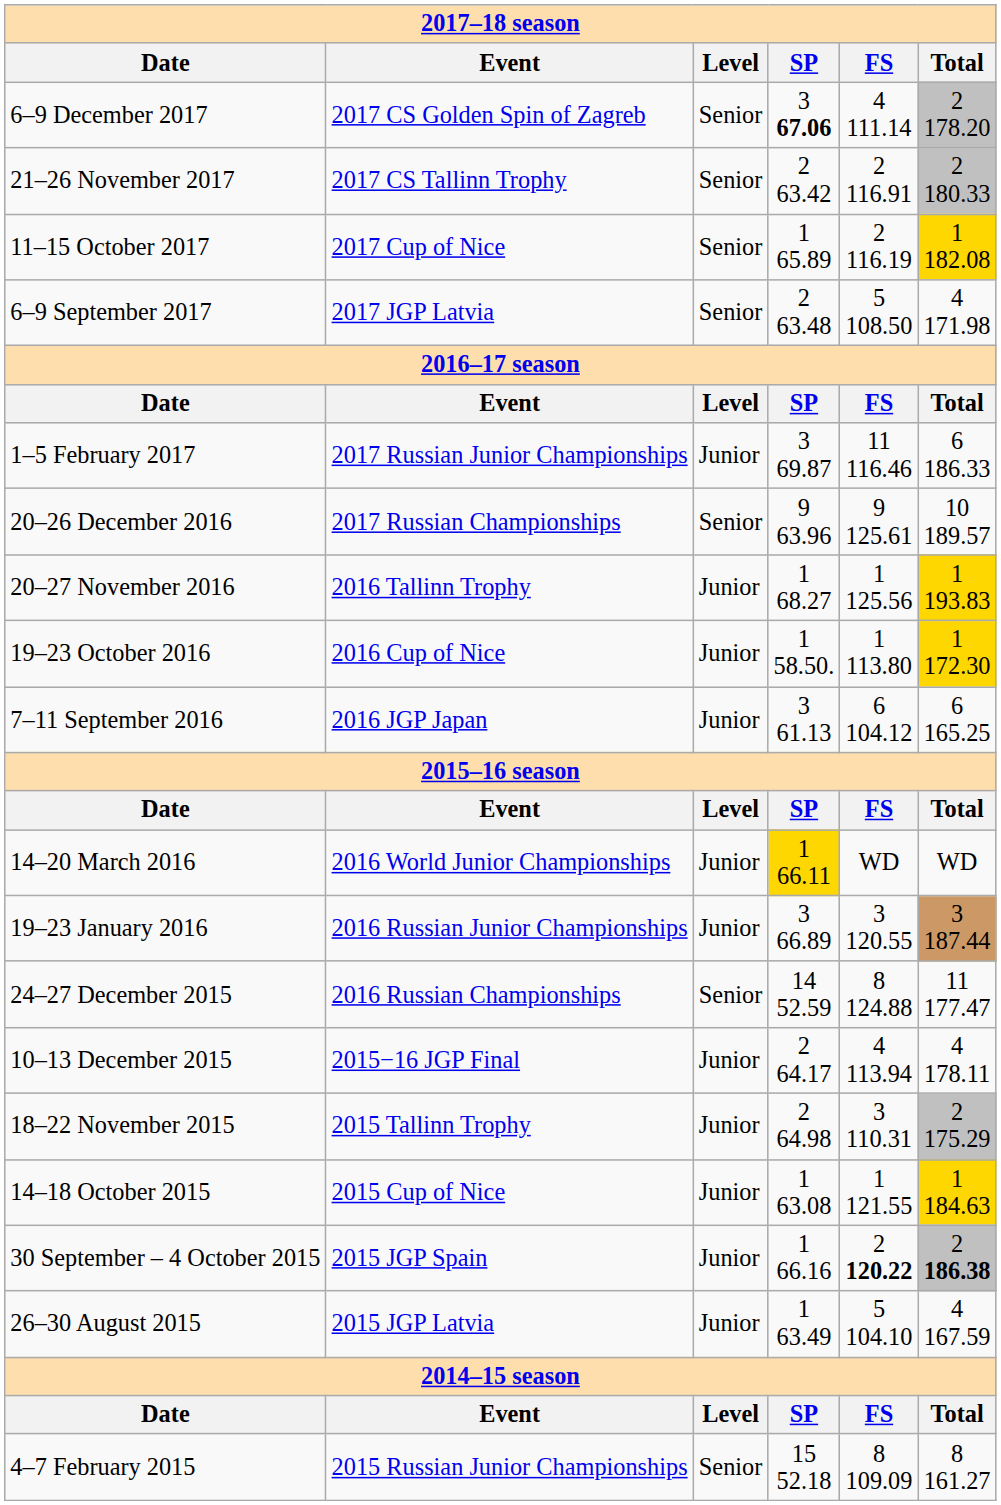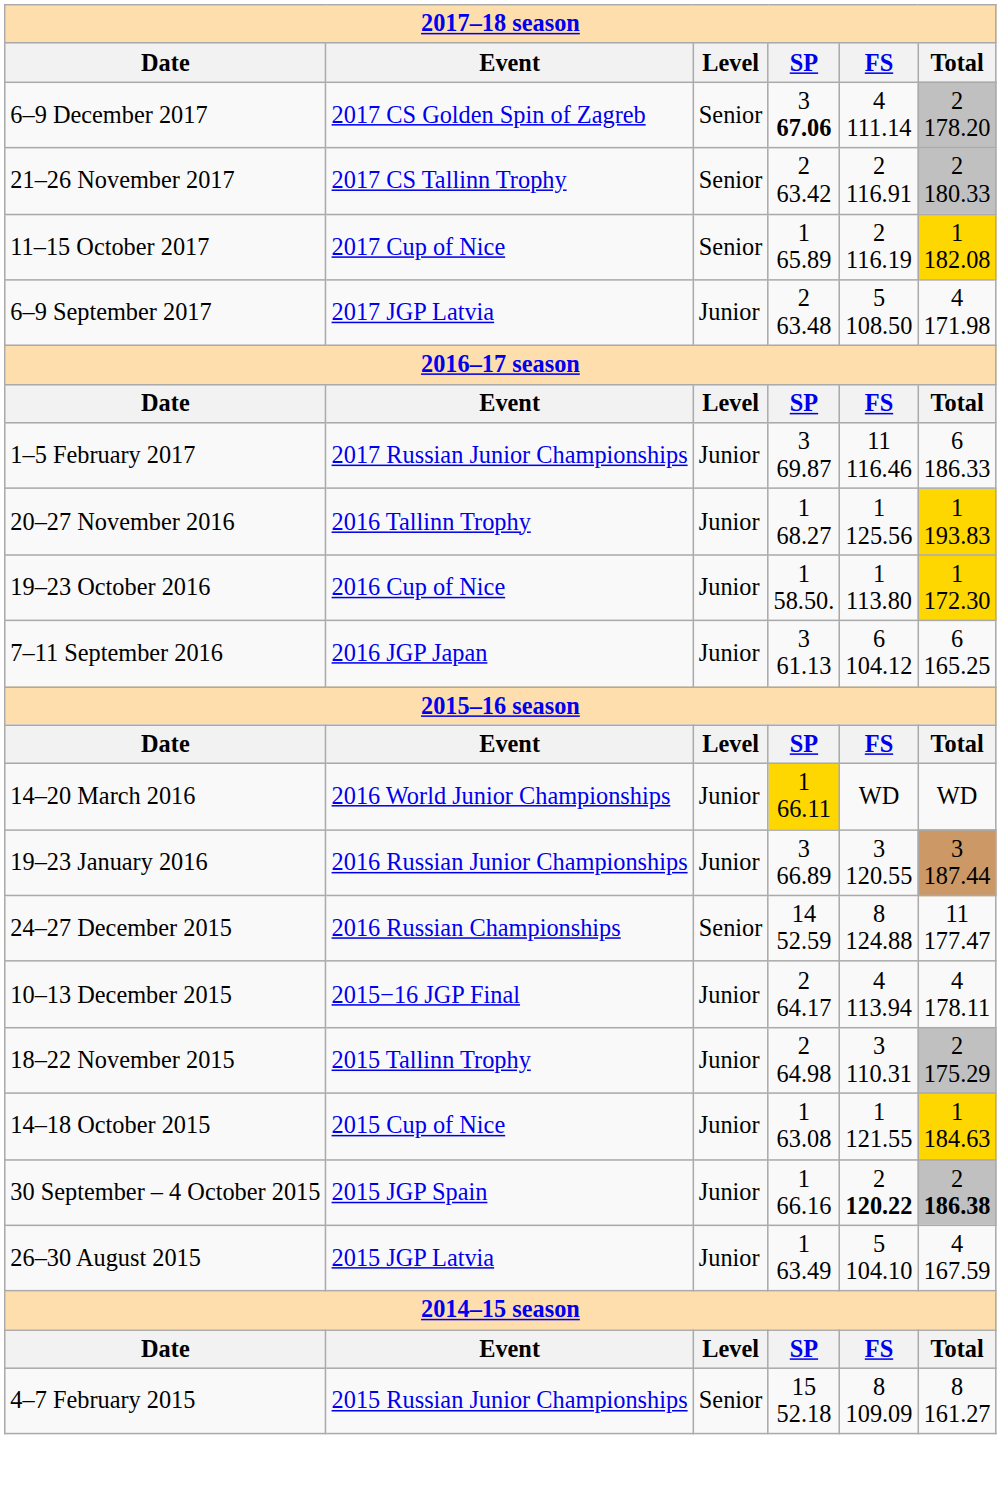(731, 312) Senior -> (729, 312) Junior
- row: (121, 521)
